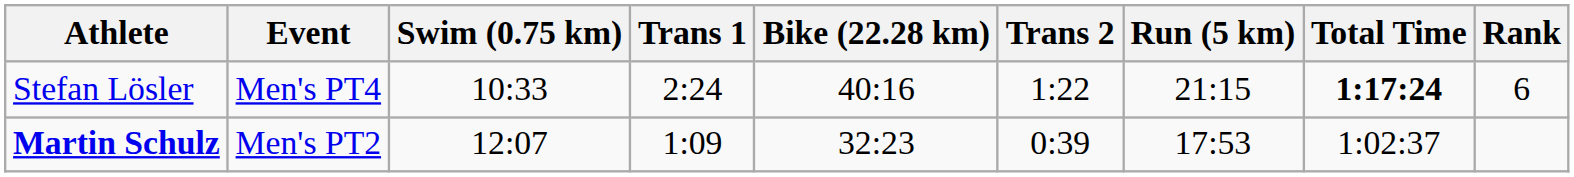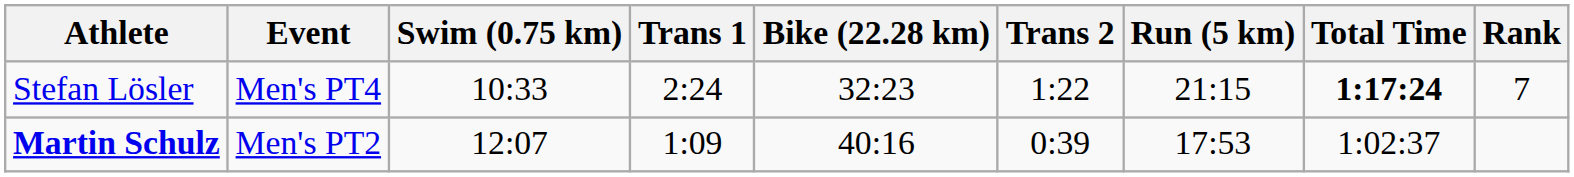(876, 88) 40:16 -> (876, 88) 32:23
(1522, 88) 6 -> (1522, 88) 7
(876, 143) 32:23 -> (876, 143) 40:16
